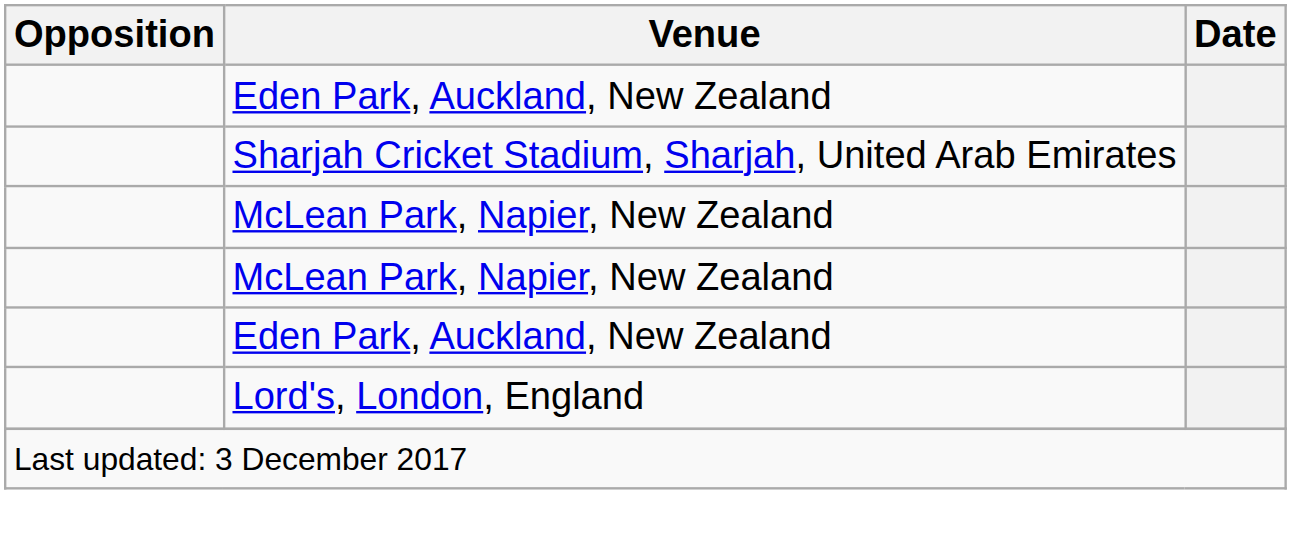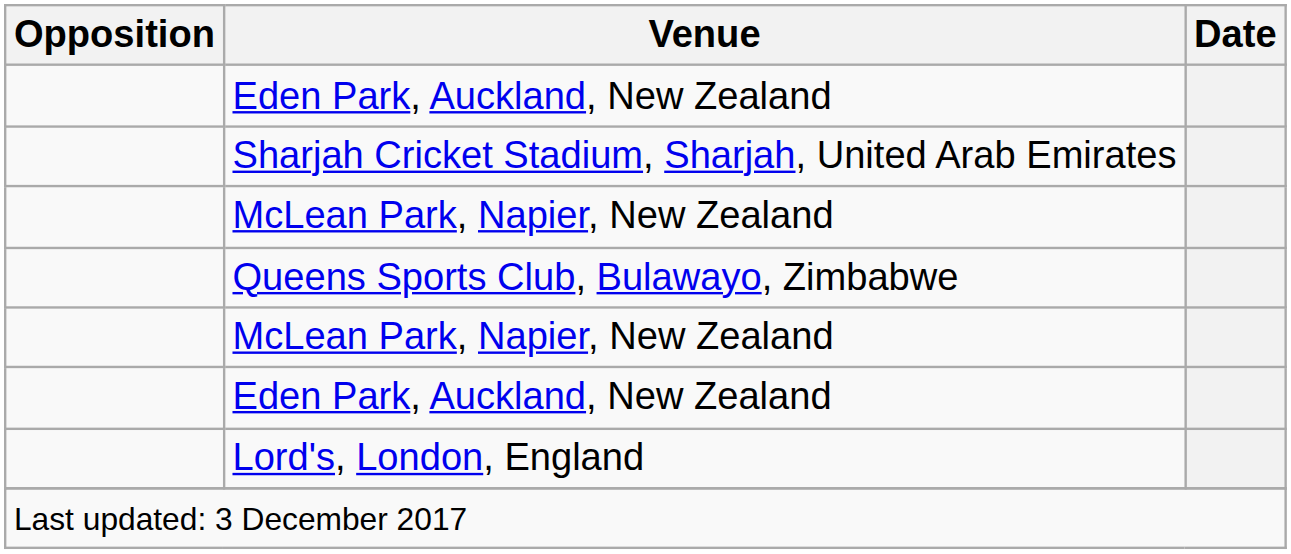+ row: (114, 277)
